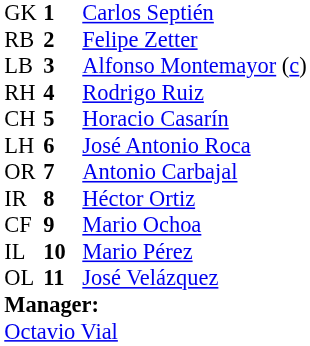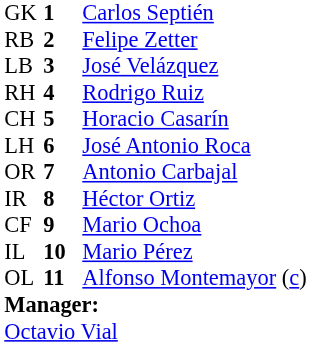(195, 66) Alfonso Montemayor (c) -> (150, 66) José Velázquez
(150, 278) José Velázquez -> (195, 278) Alfonso Montemayor (c)
